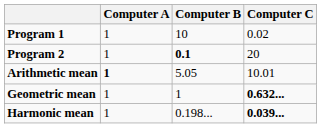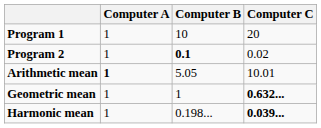(258, 34) 0.02 -> (253, 34) 20
(253, 53) 20 -> (258, 53) 0.02
